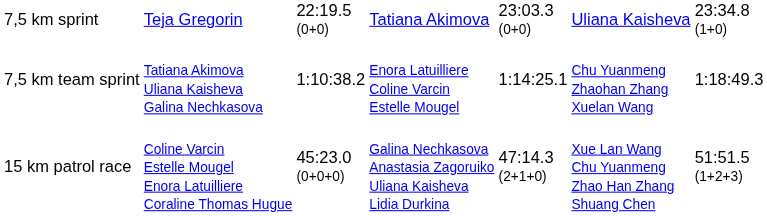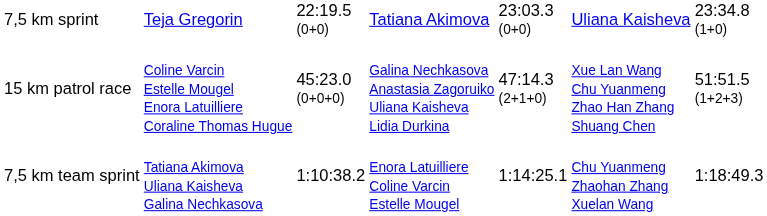rows swapped: (72, 79) <-> (68, 166)
